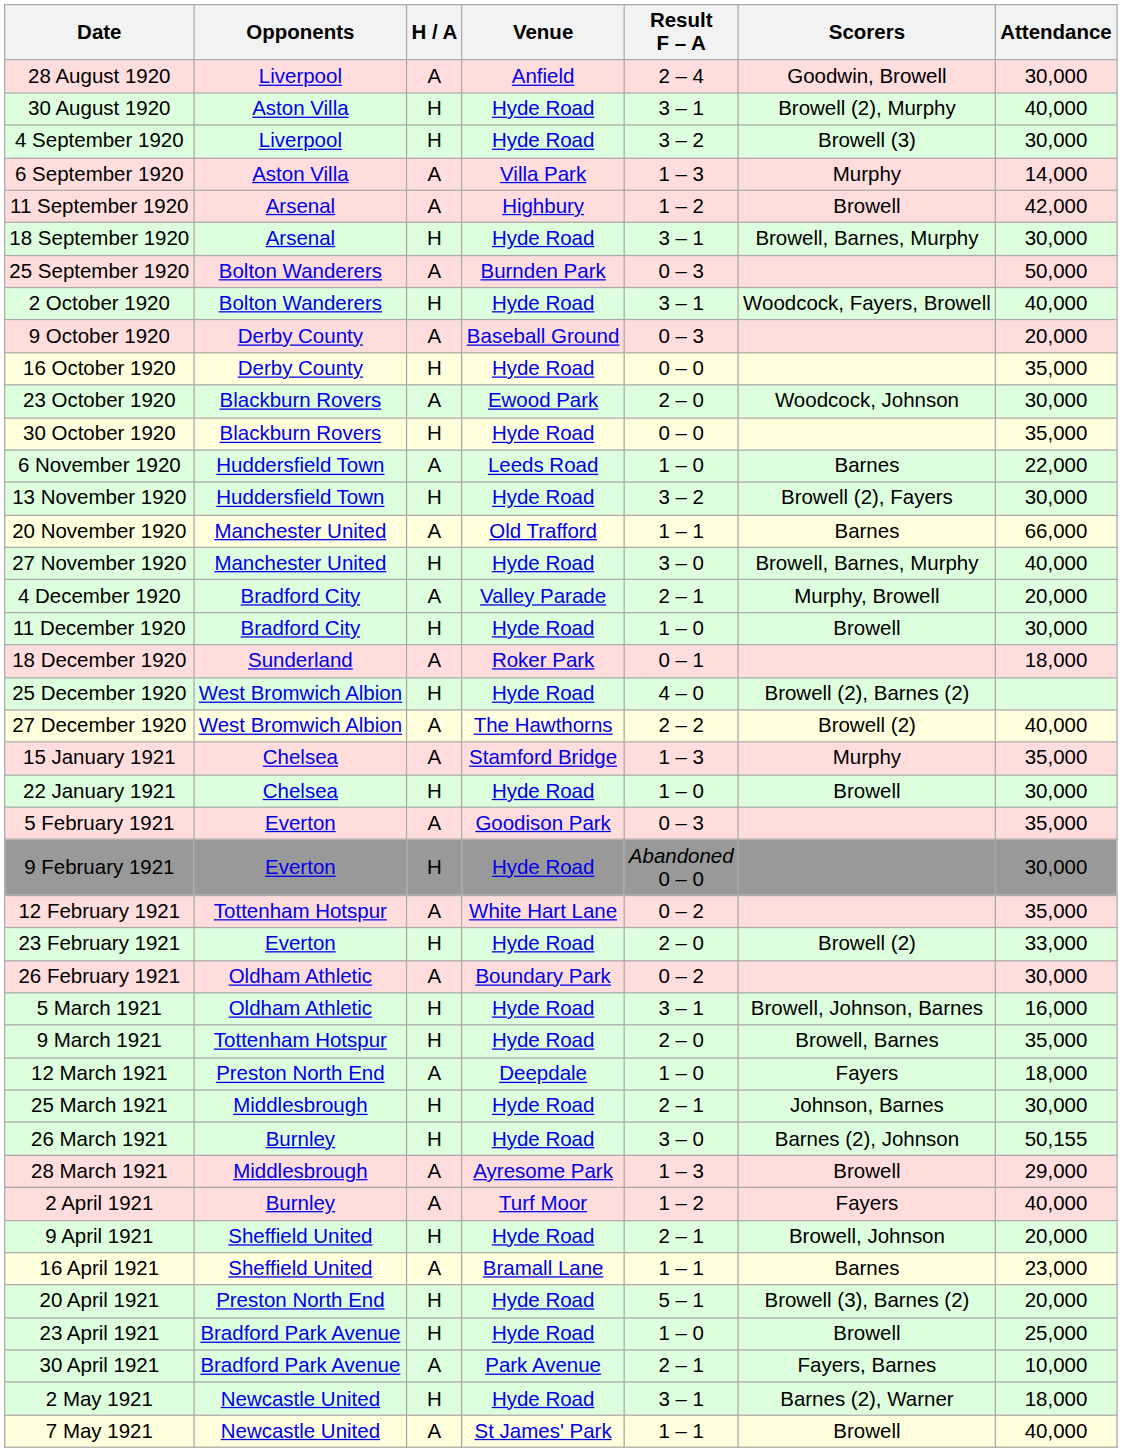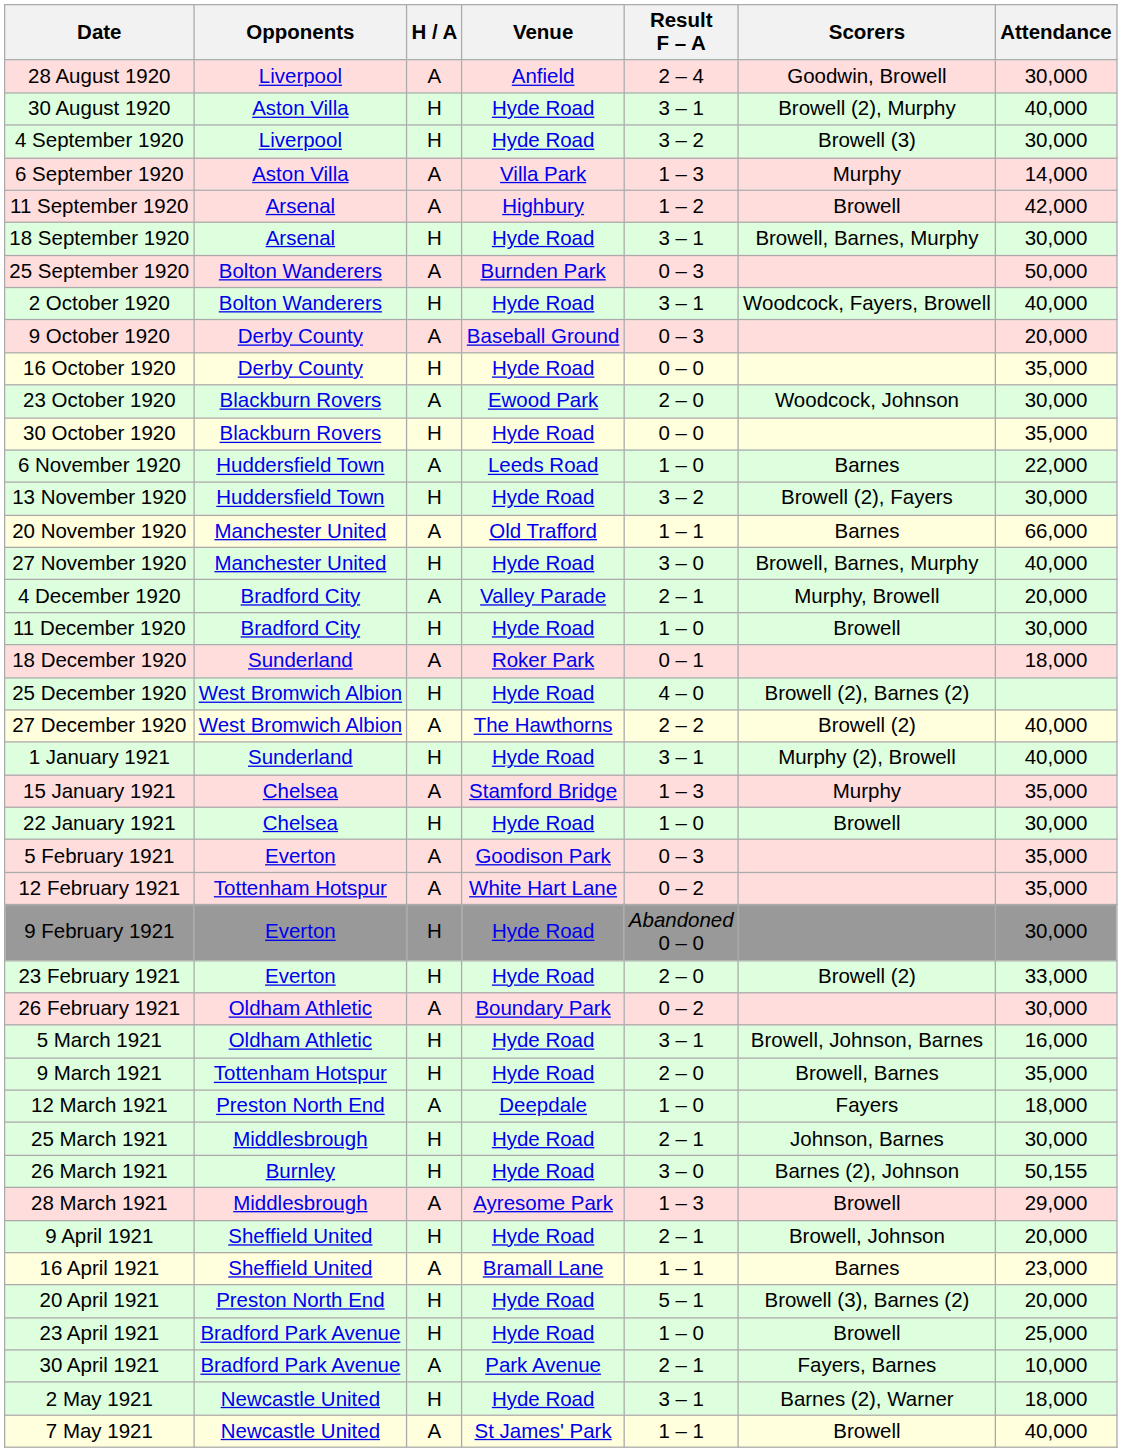+ row: (99, 758)
rows swapped: (99, 867) <-> (99, 911)
- row: (99, 1203)
